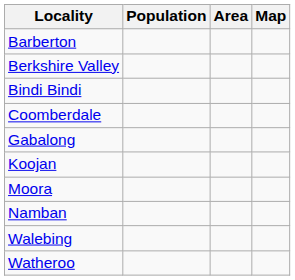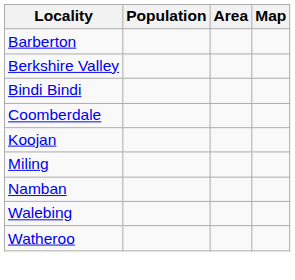- row: (42, 139)
+ row: (28, 164)
- row: (30, 189)
